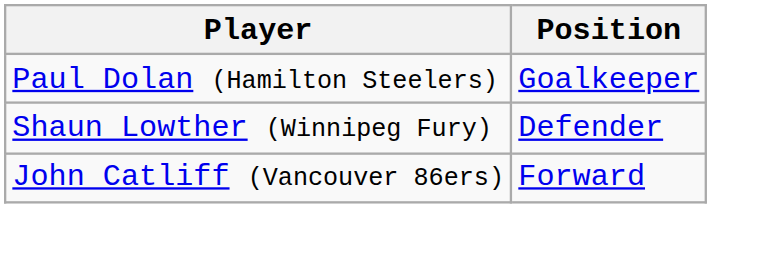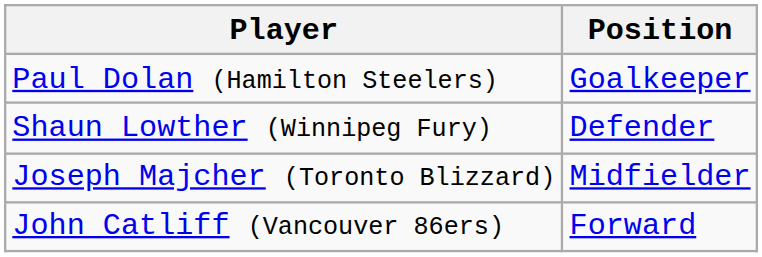+ row: (284, 177)
